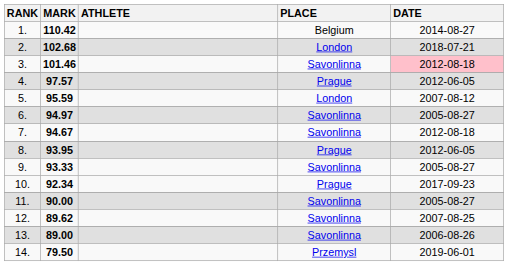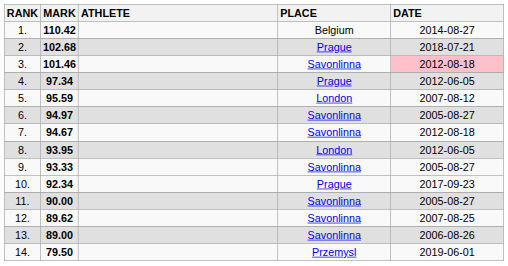(334, 47) London -> (334, 47) Prague
(60, 81) 97.57 -> (60, 81) 97.34
(334, 150) Prague -> (334, 150) London
